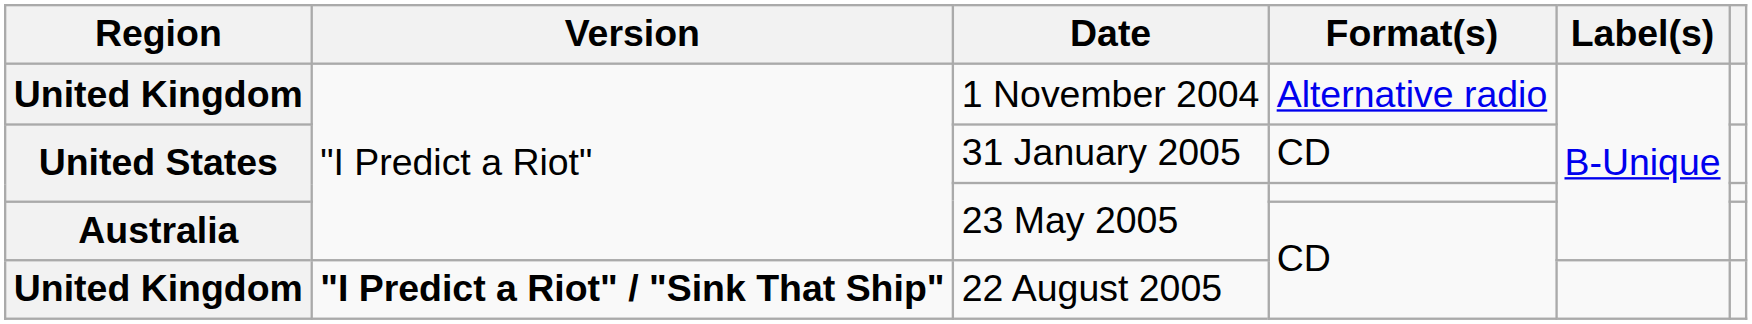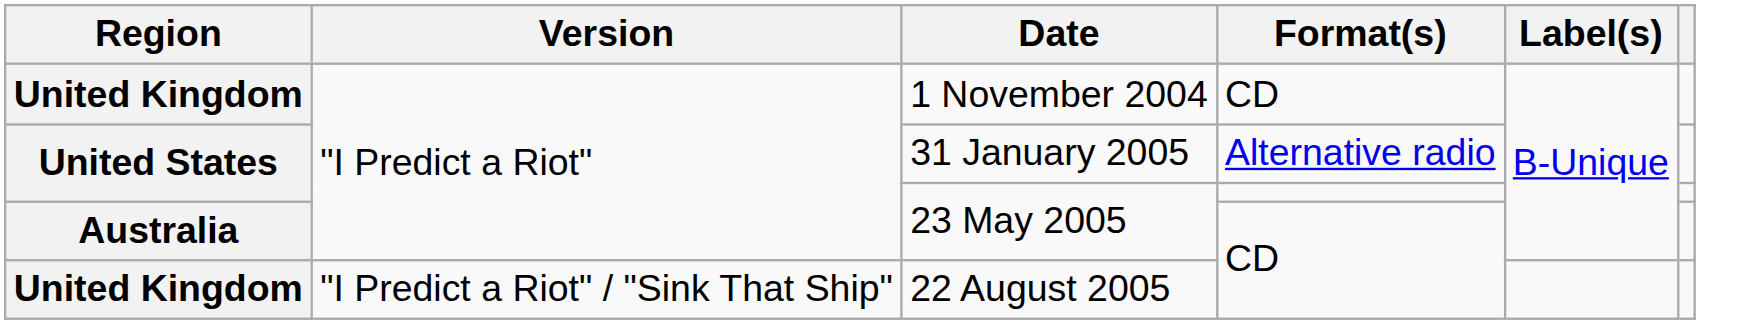(1412, 93) Alternative radio -> (1252, 93) CD
(1304, 152) CD -> (1360, 152) Alternative radio
(632, 288) bold -> (607, 288) normal
